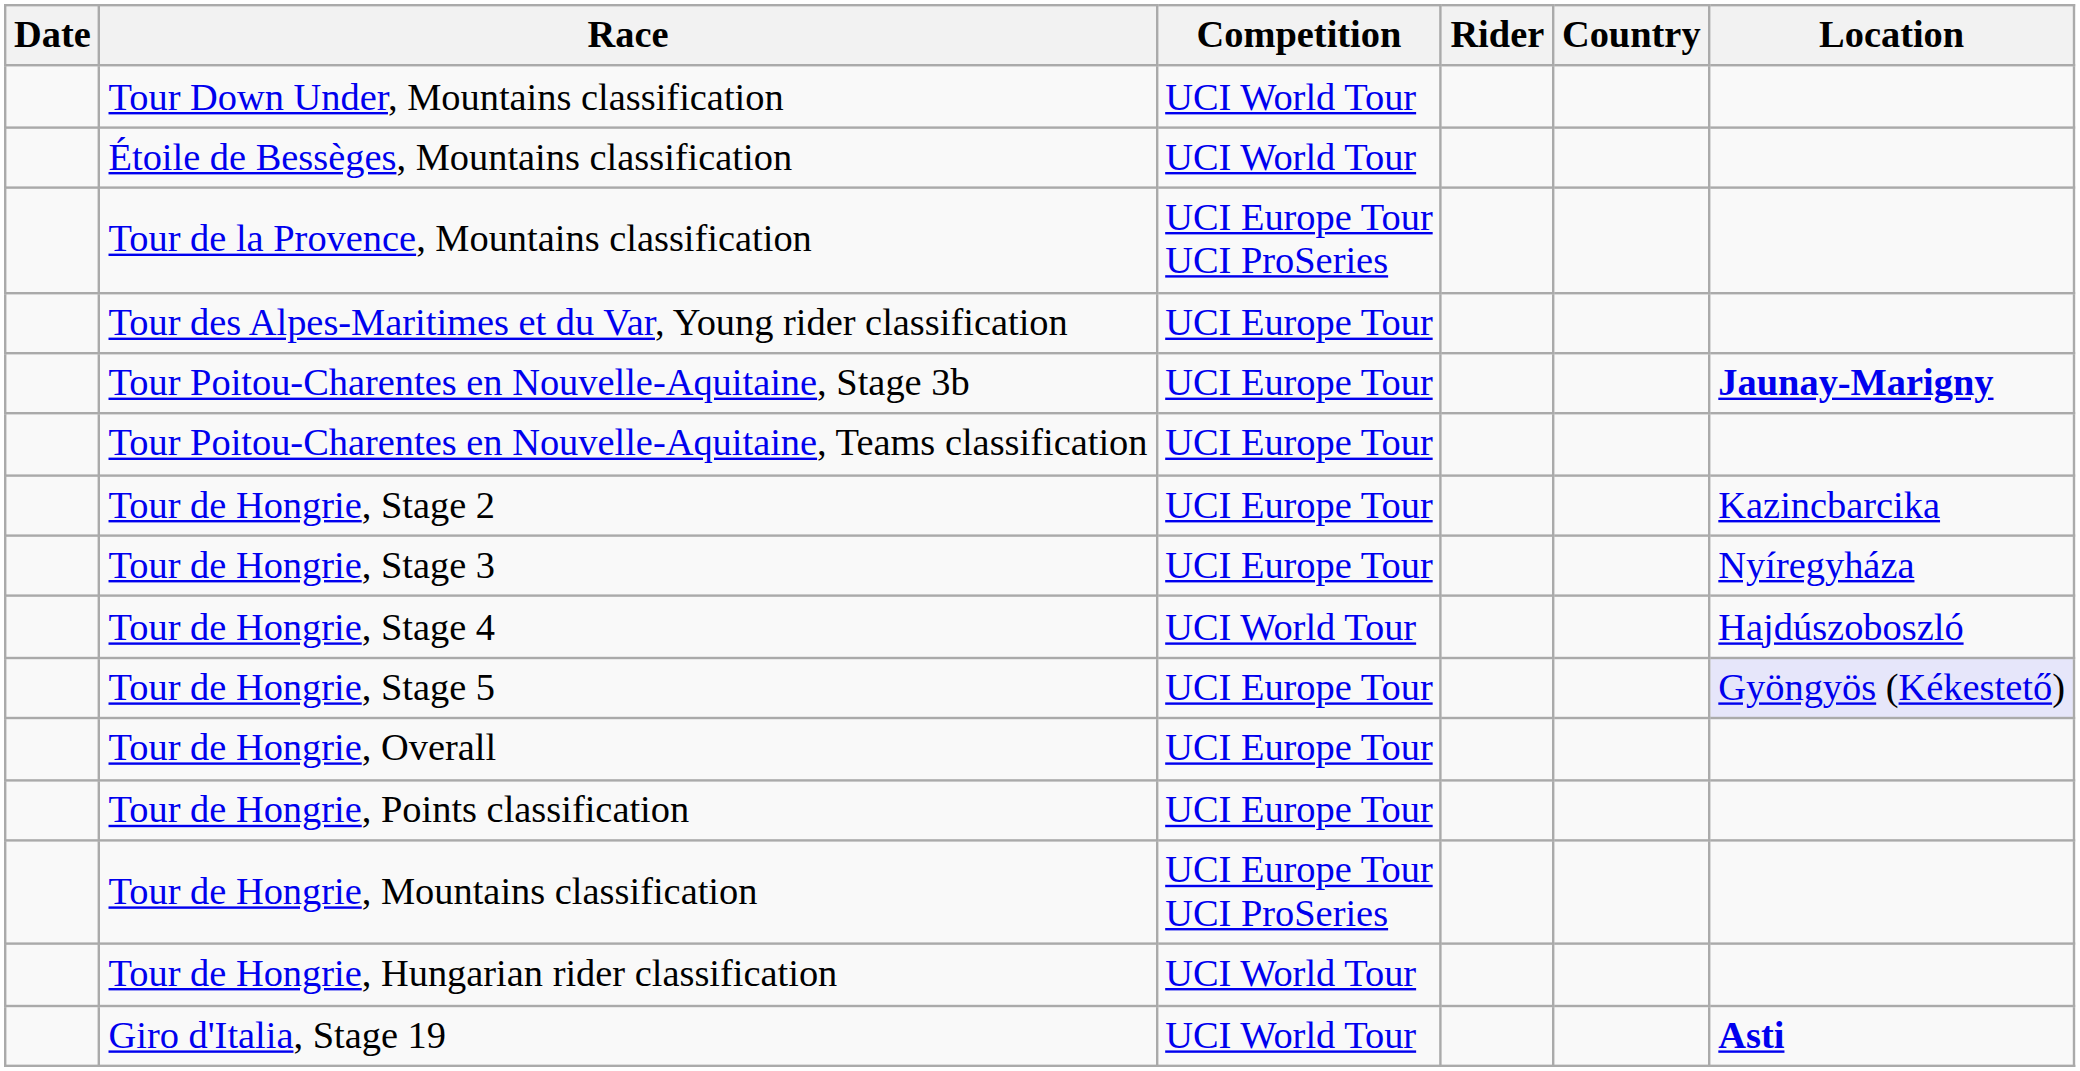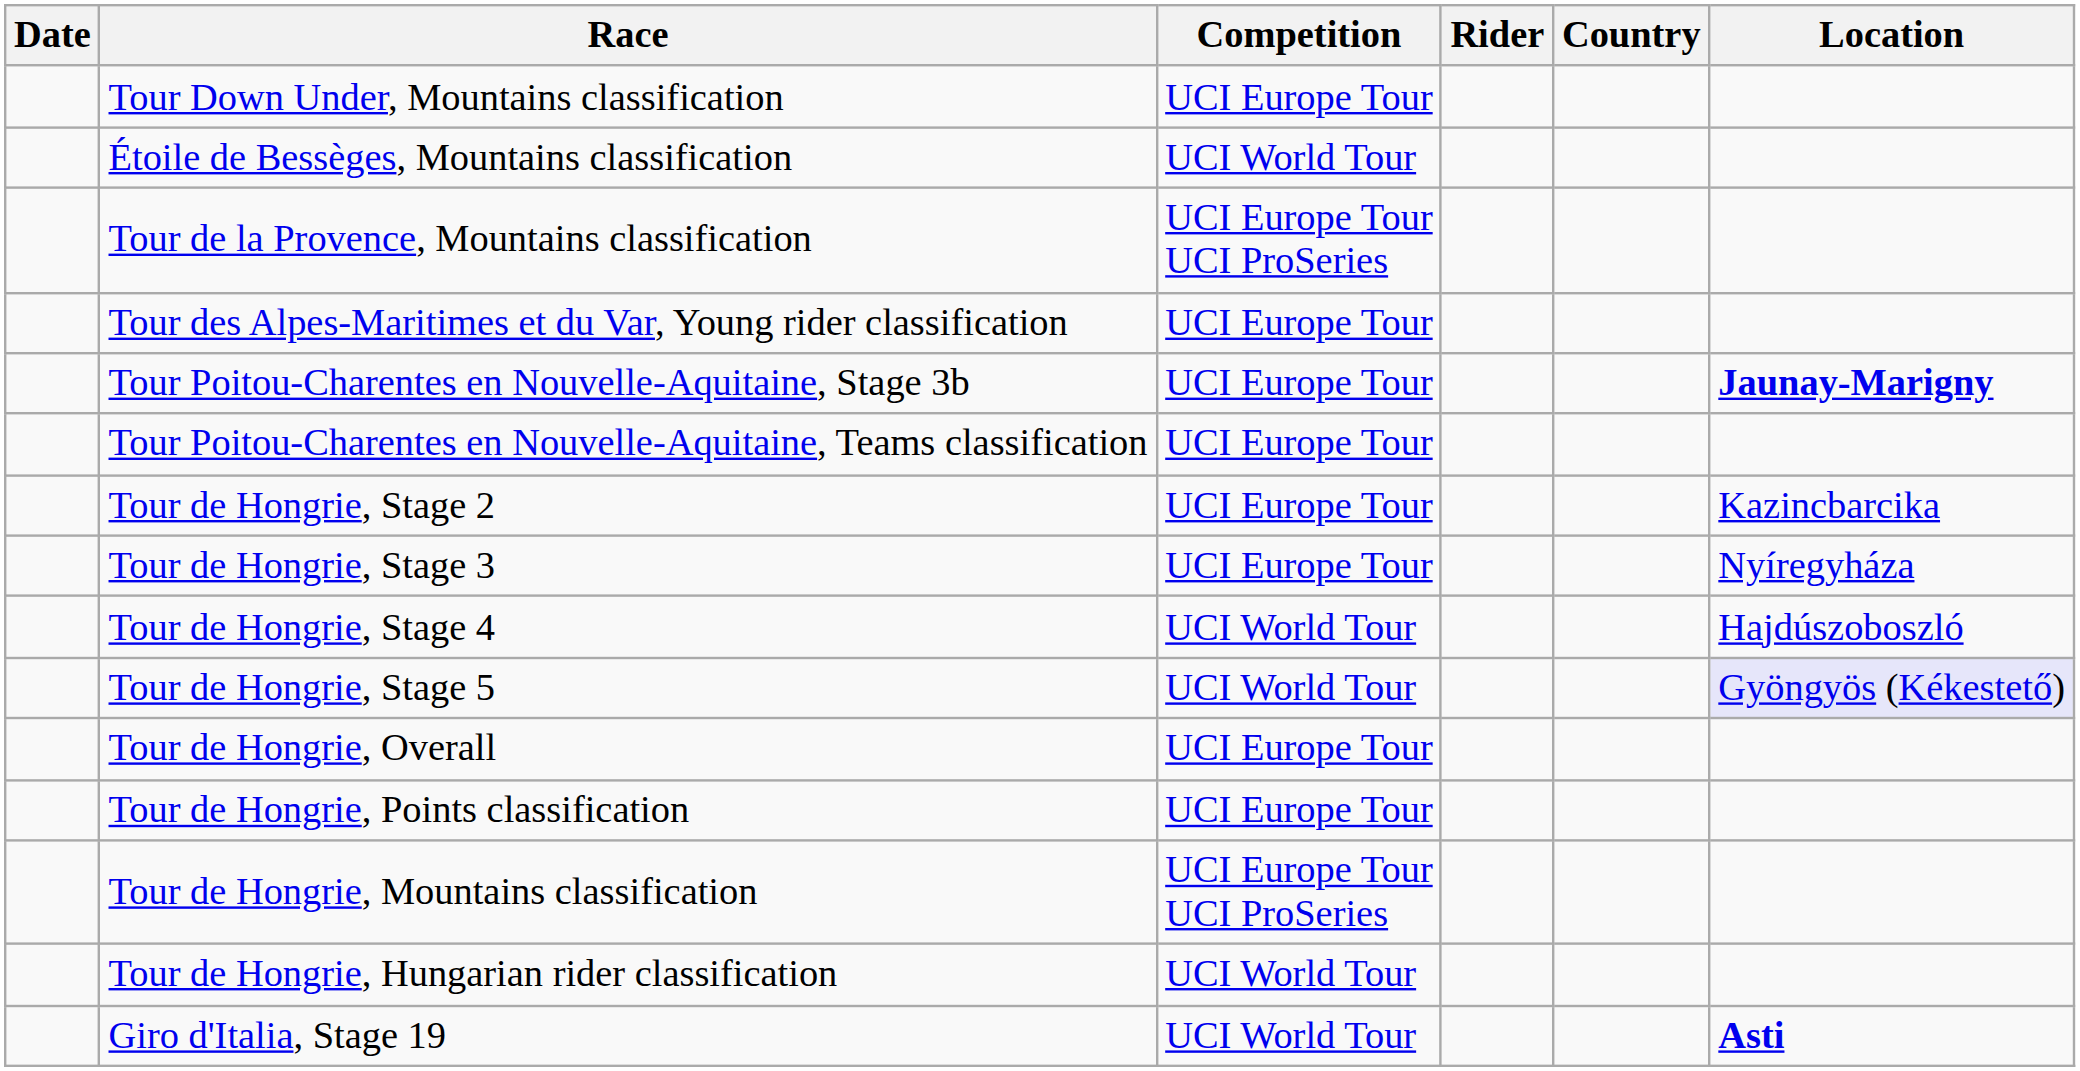(1291, 95) UCI World Tour -> (1299, 95) UCI Europe Tour
(1299, 687) UCI Europe Tour -> (1291, 687) UCI World Tour
